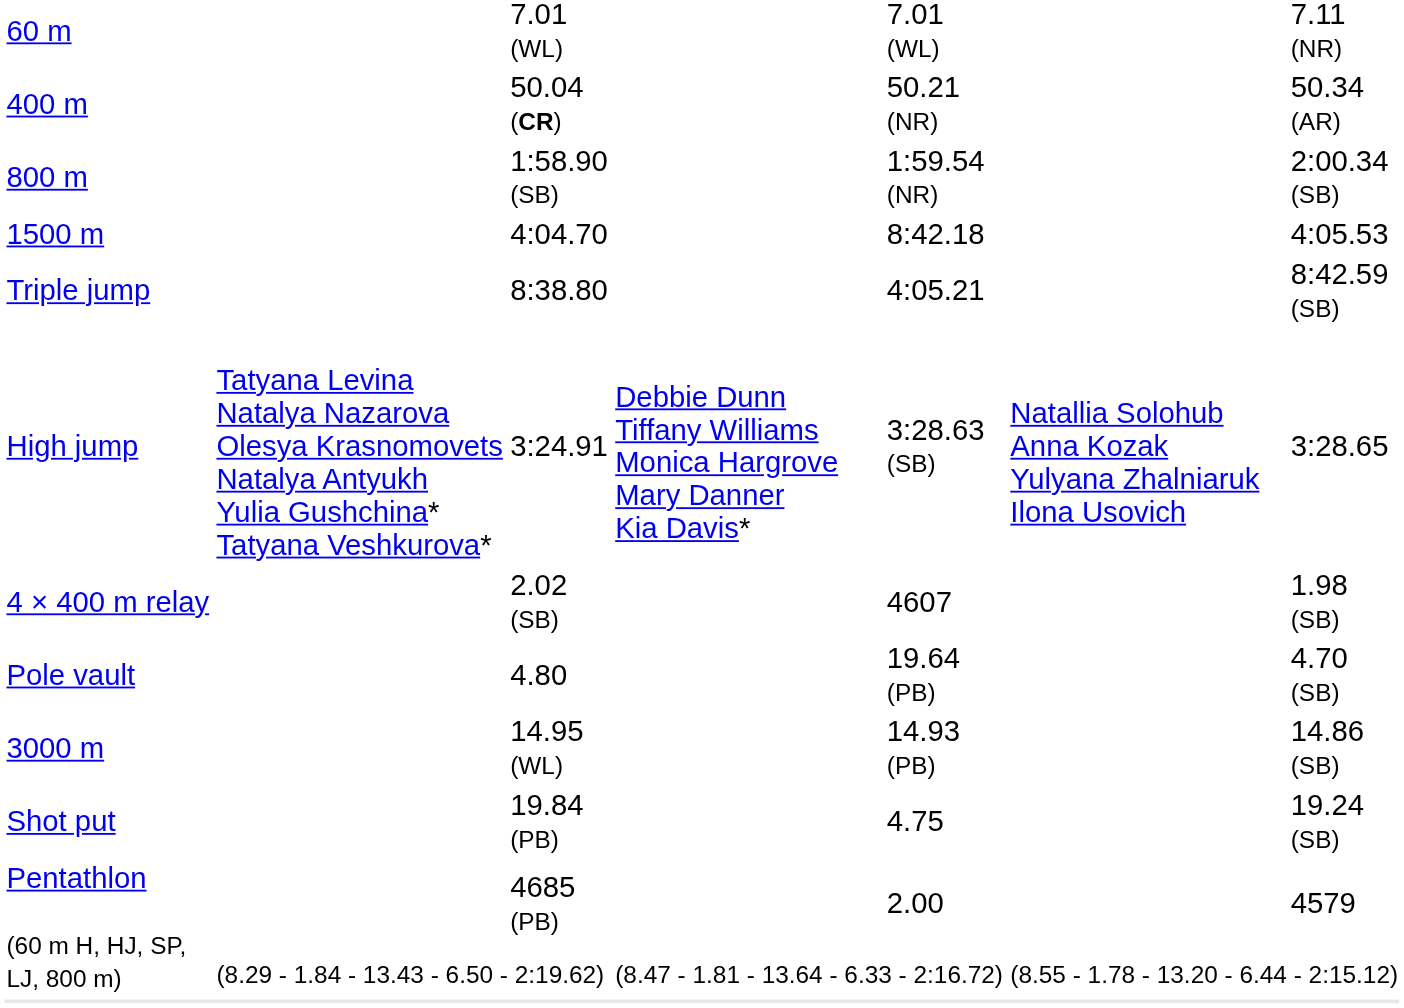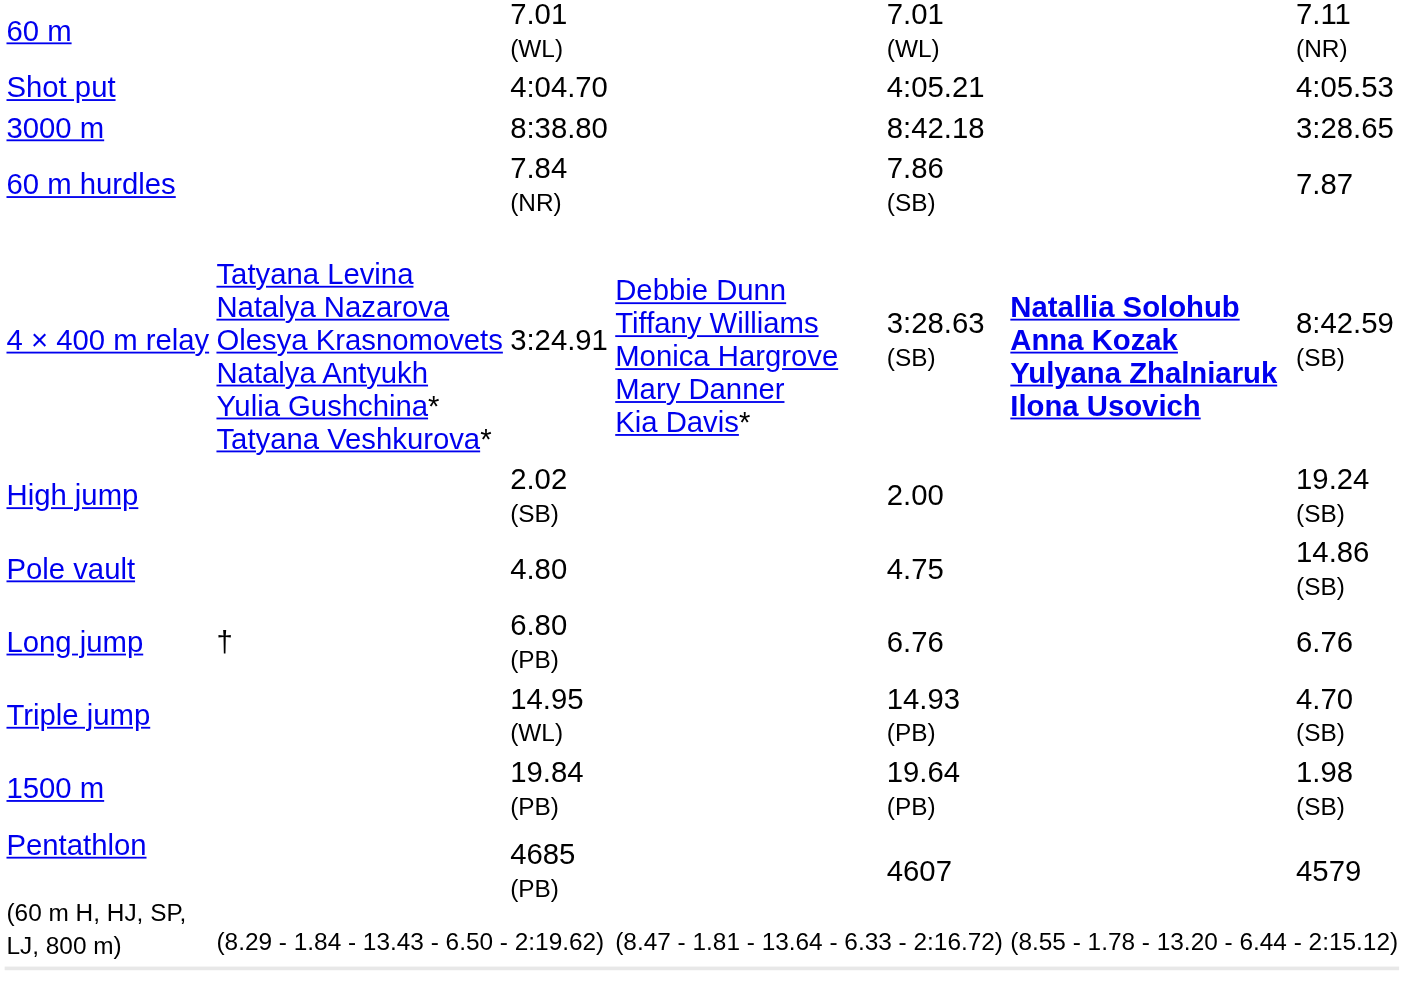- row: (547, 104)
- row: (559, 177)
(55, 234) 1500 m -> (61, 87) Shot put
(936, 234) 8:42.18 -> (936, 87) 4:05.21
(78, 290) Triple jump -> (55, 128) 3000 m
(936, 290) 4:05.21 -> (936, 128) 8:42.18
(1340, 290) 8:42.59 (SB) -> (1345, 128) 3:28.65
+ row: (539, 184)
(72, 446) High jump -> (108, 340) 4 × 400 m relay
(1135, 462) normal -> (1144, 356) bold
(1340, 446) 3:28.65 -> (1345, 340) 8:42.59 (SB)
(108, 601) 4 × 400 m relay -> (72, 495) High jump
(919, 601) 4607 -> (915, 495) 2.00
(1319, 601) 1.98 (SB) -> (1333, 495) 19.24 (SB)
(923, 675) 19.64 (PB) -> (915, 569) 4.75
(1319, 675) 4.70 (SB) -> (1333, 569) 14.86 (SB)
+ row: (539, 642)
(55, 748) 3000 m -> (78, 715) Triple jump
(1327, 748) 14.86 (SB) -> (1325, 715) 4.70 (SB)
(61, 821) Shot put -> (55, 788) 1500 m
(915, 821) 4.75 -> (923, 788) 19.64 (PB)
(1327, 821) 19.24 (SB) -> (1325, 788) 1.98 (SB)
(915, 903) 2.00 -> (919, 870) 4607
